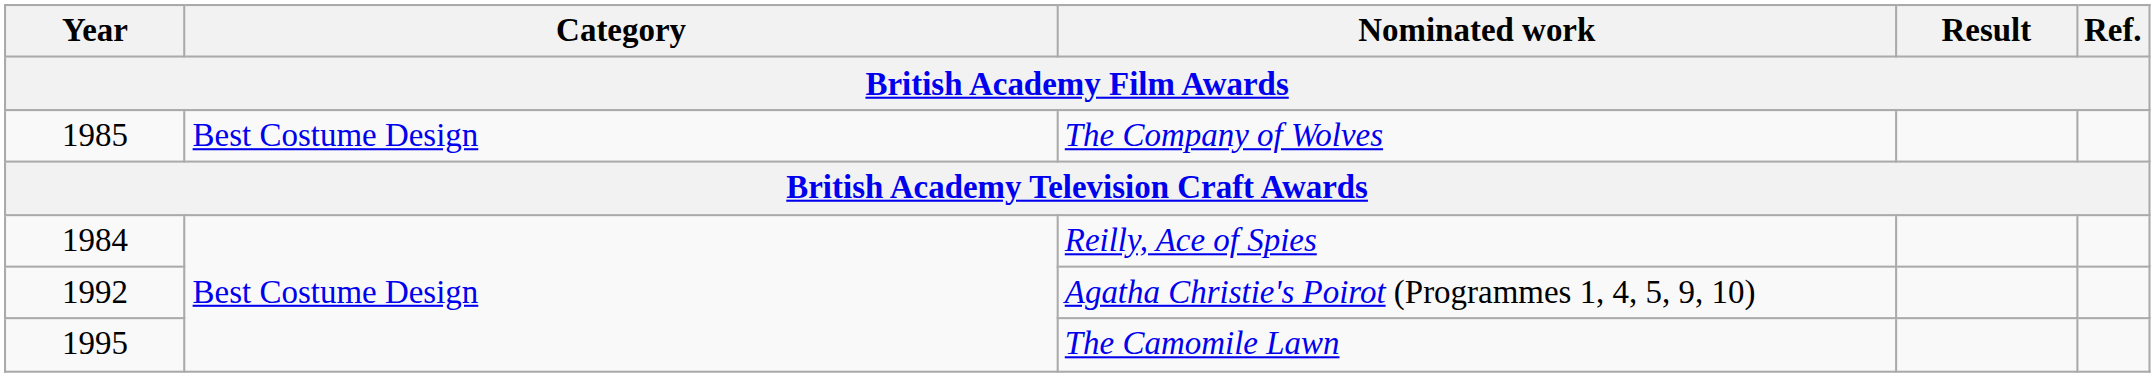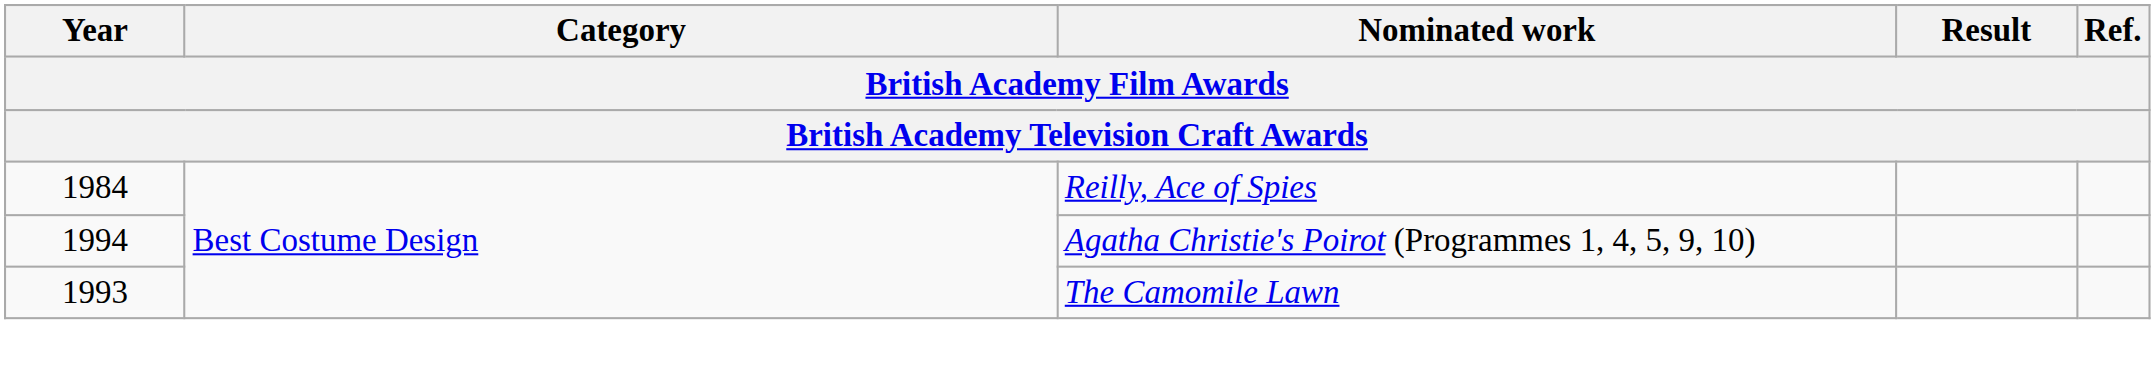- row: (1224, 135)
(95, 291) 1992 -> (95, 239) 1994
(95, 344) 1995 -> (95, 291) 1993
